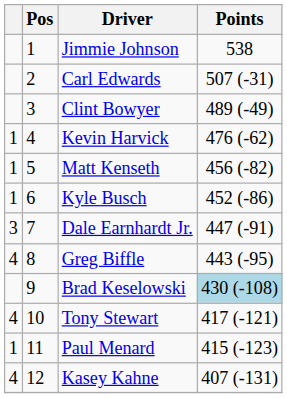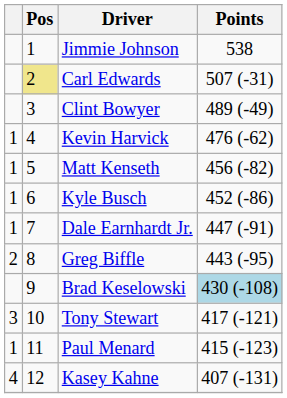(31, 79) no background -> (31, 79) khaki background
(13, 228) 3 -> (13, 228) 1
(13, 258) 4 -> (13, 258) 2
(13, 317) 4 -> (13, 317) 3
